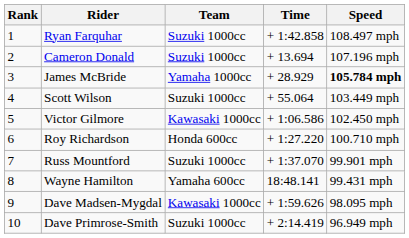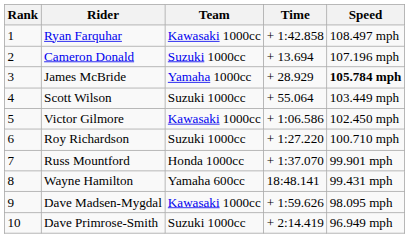(207, 35) Suzuki 1000cc -> (214, 35) Kawasaki 1000cc
(203, 139) Honda 600cc -> (207, 139) Suzuki 1000cc
(207, 160) Suzuki 1000cc -> (206, 160) Honda 1000cc
